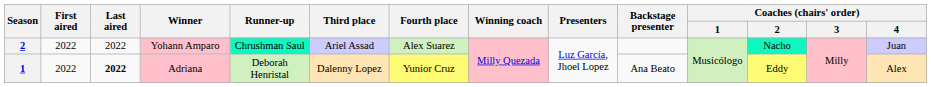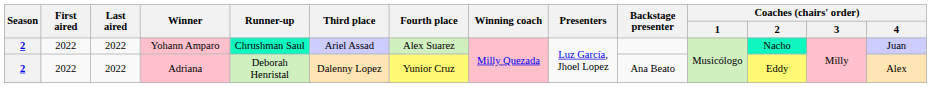(23, 69) 1 -> (23, 69) 2
(116, 69) bold -> (116, 69) normal
